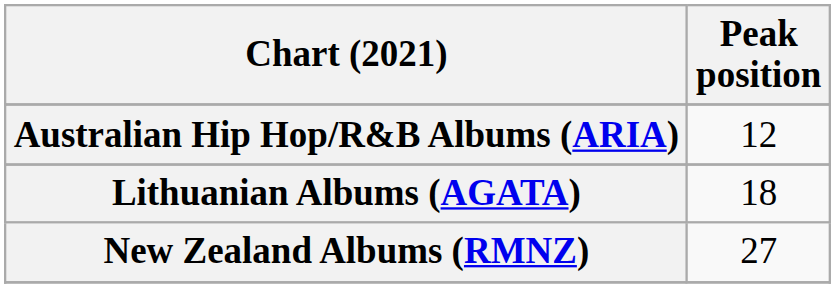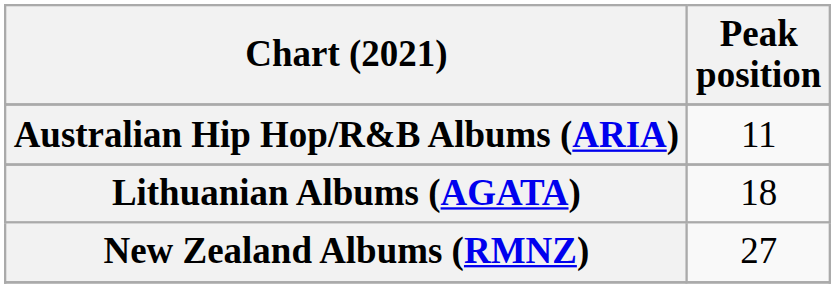(759, 134) 12 -> (759, 134) 11
